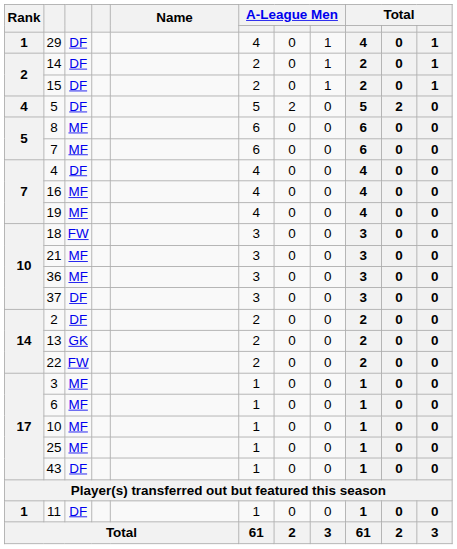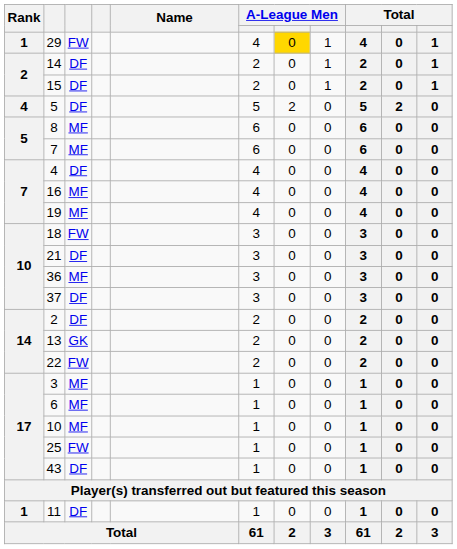(78, 42) DF -> (78, 42) FW
(292, 42) no background -> (292, 42) gold background
(78, 255) MF -> (78, 255) DF
(78, 447) MF -> (78, 447) FW
